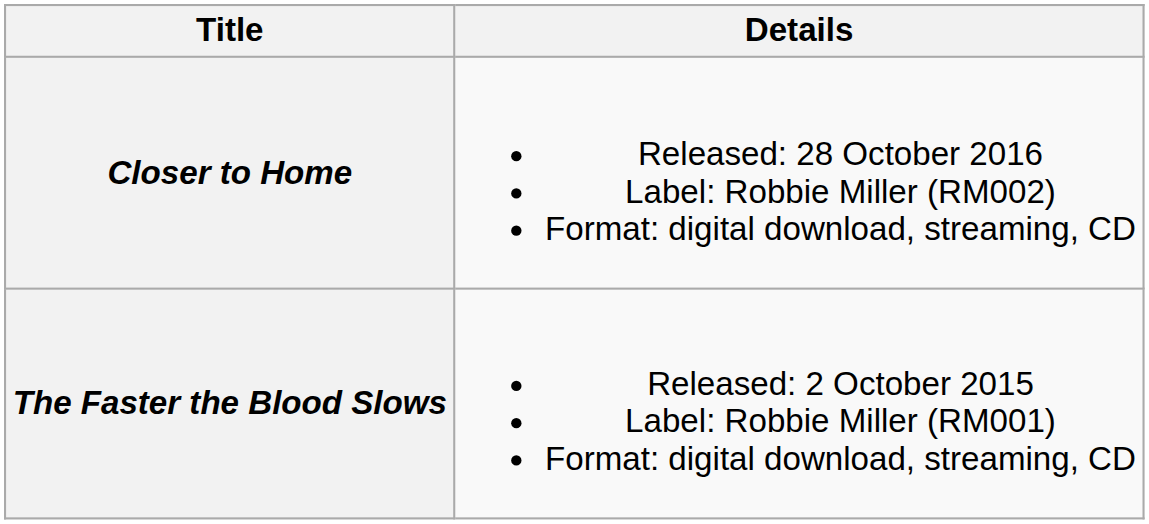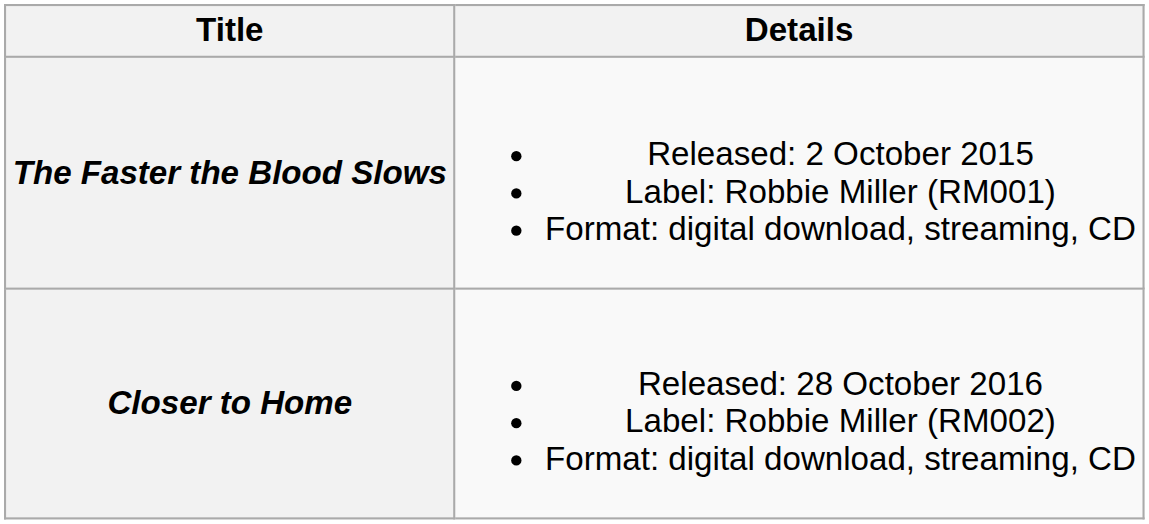rows swapped: (230, 402) <-> (230, 172)
